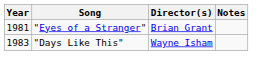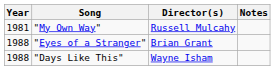+ row: (67, 27)
(18, 27) 1981 -> (18, 42) 1988
(18, 42) 1983 -> (18, 58) 1988
